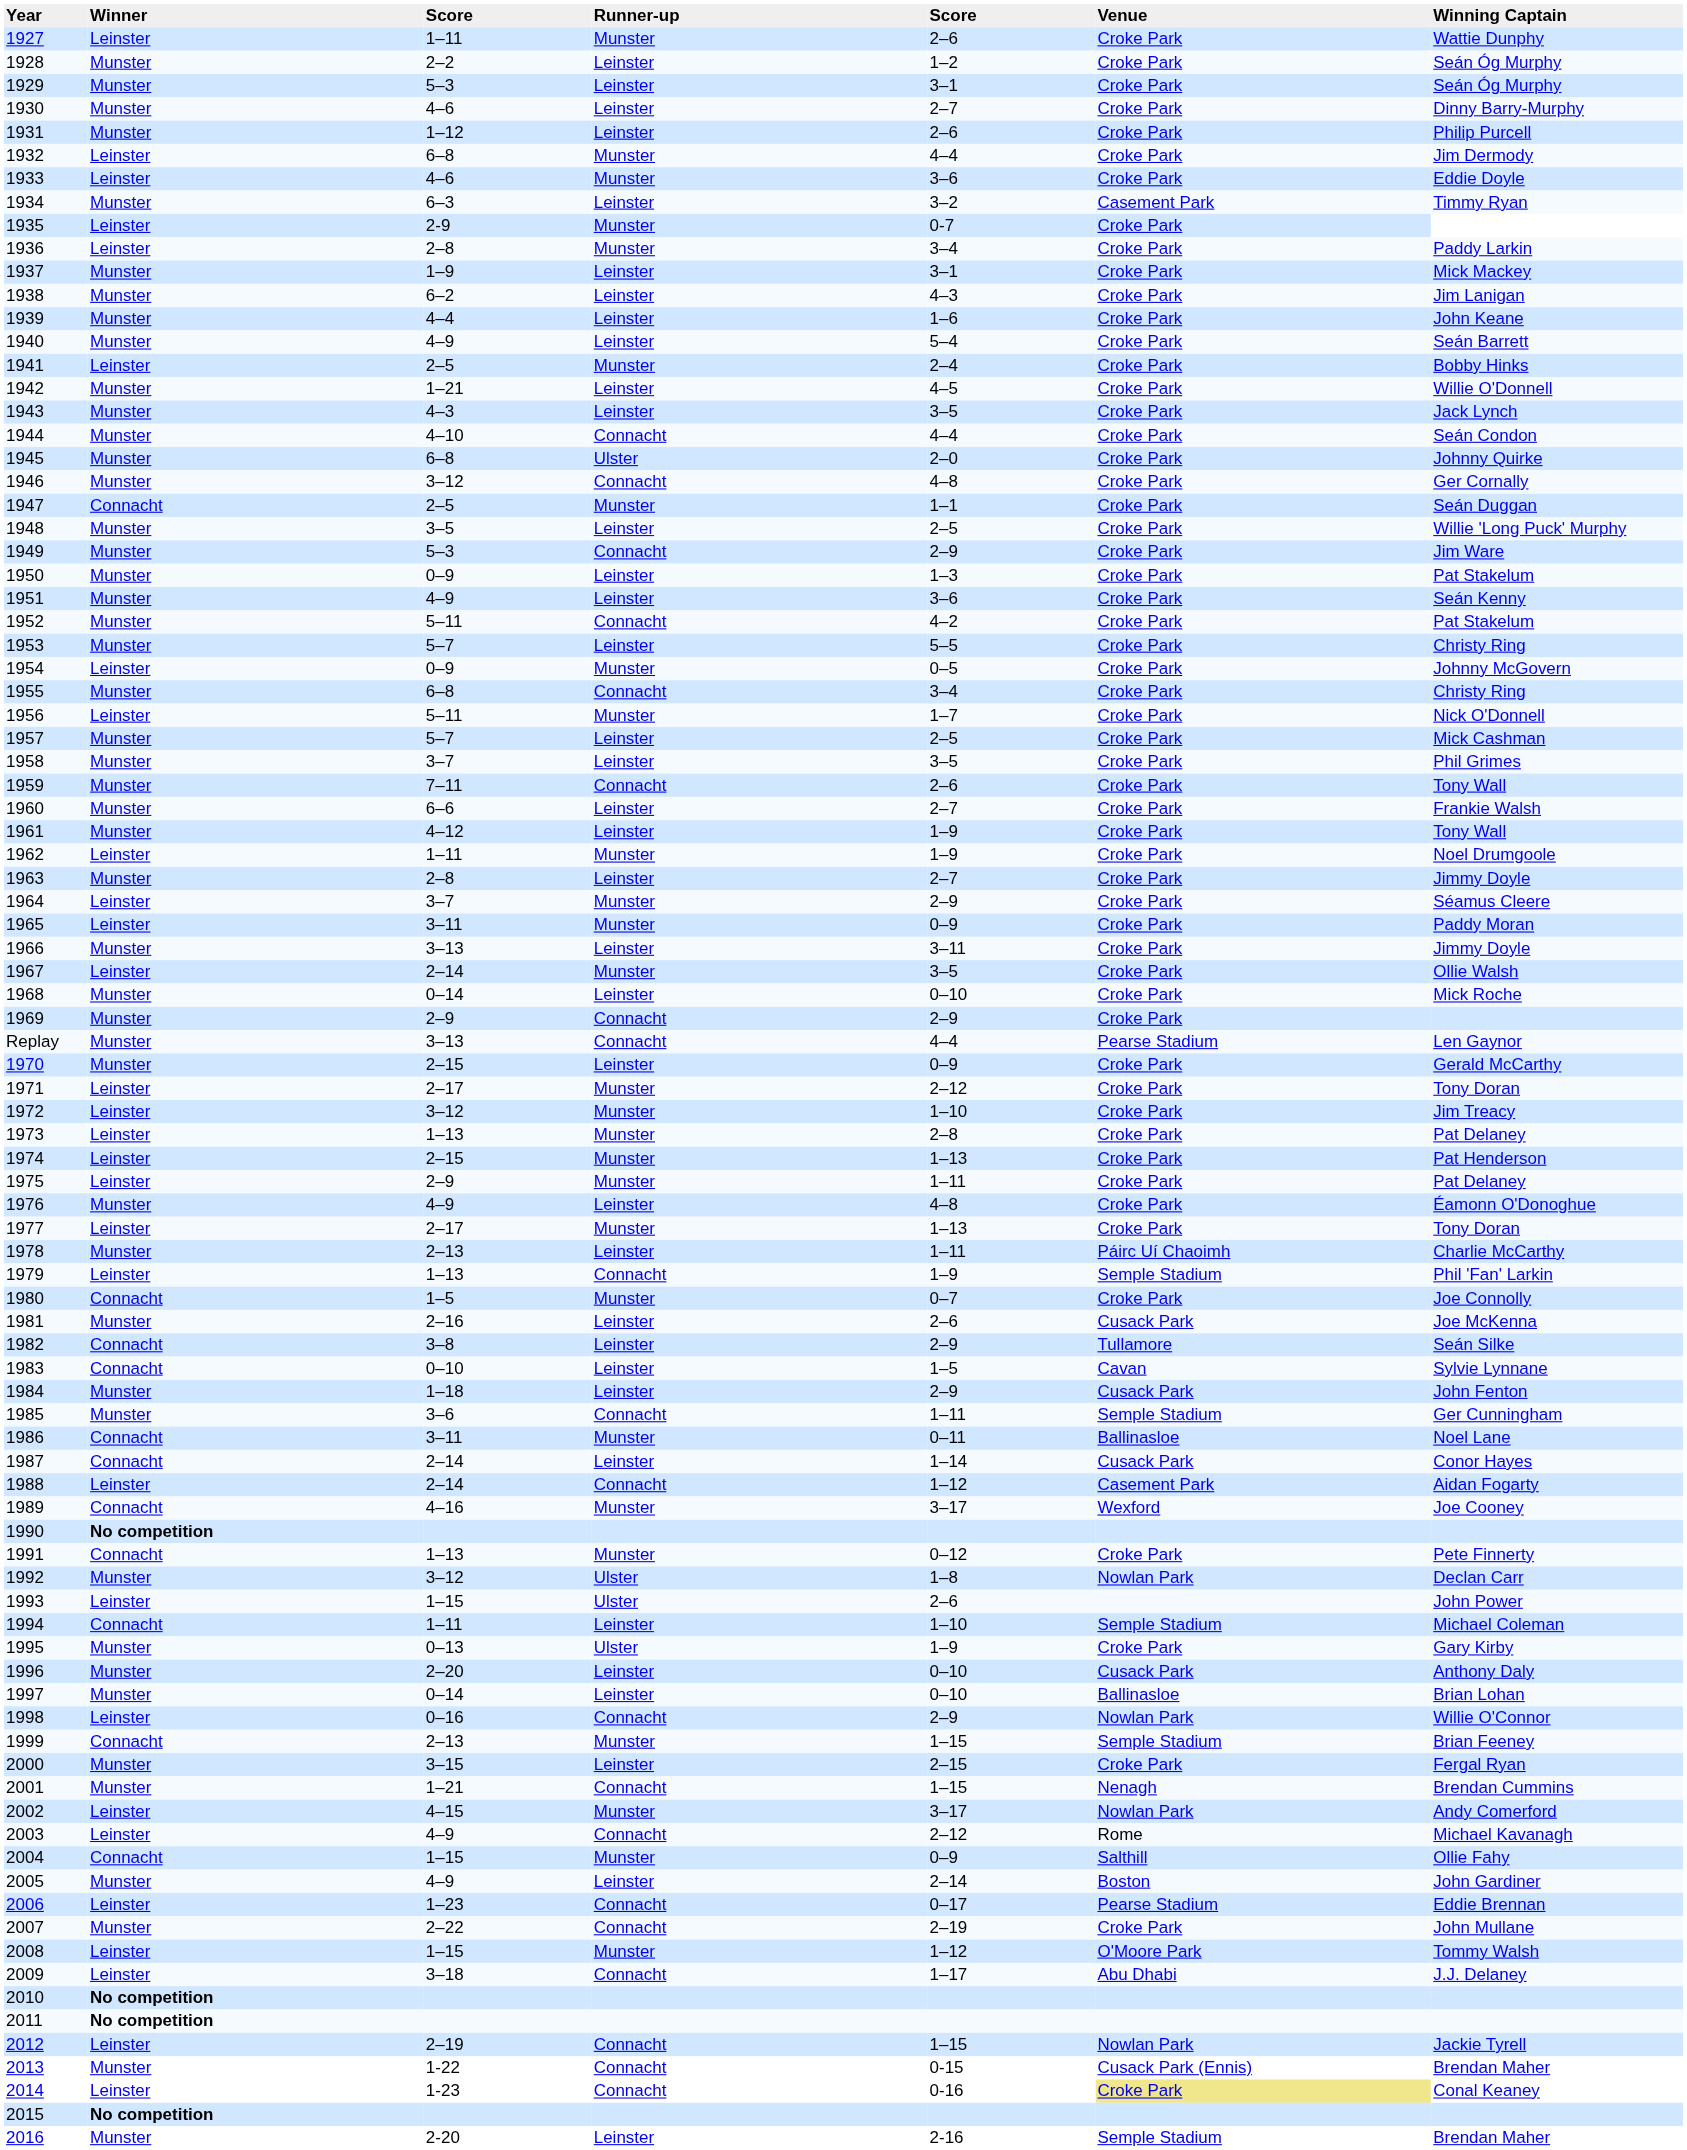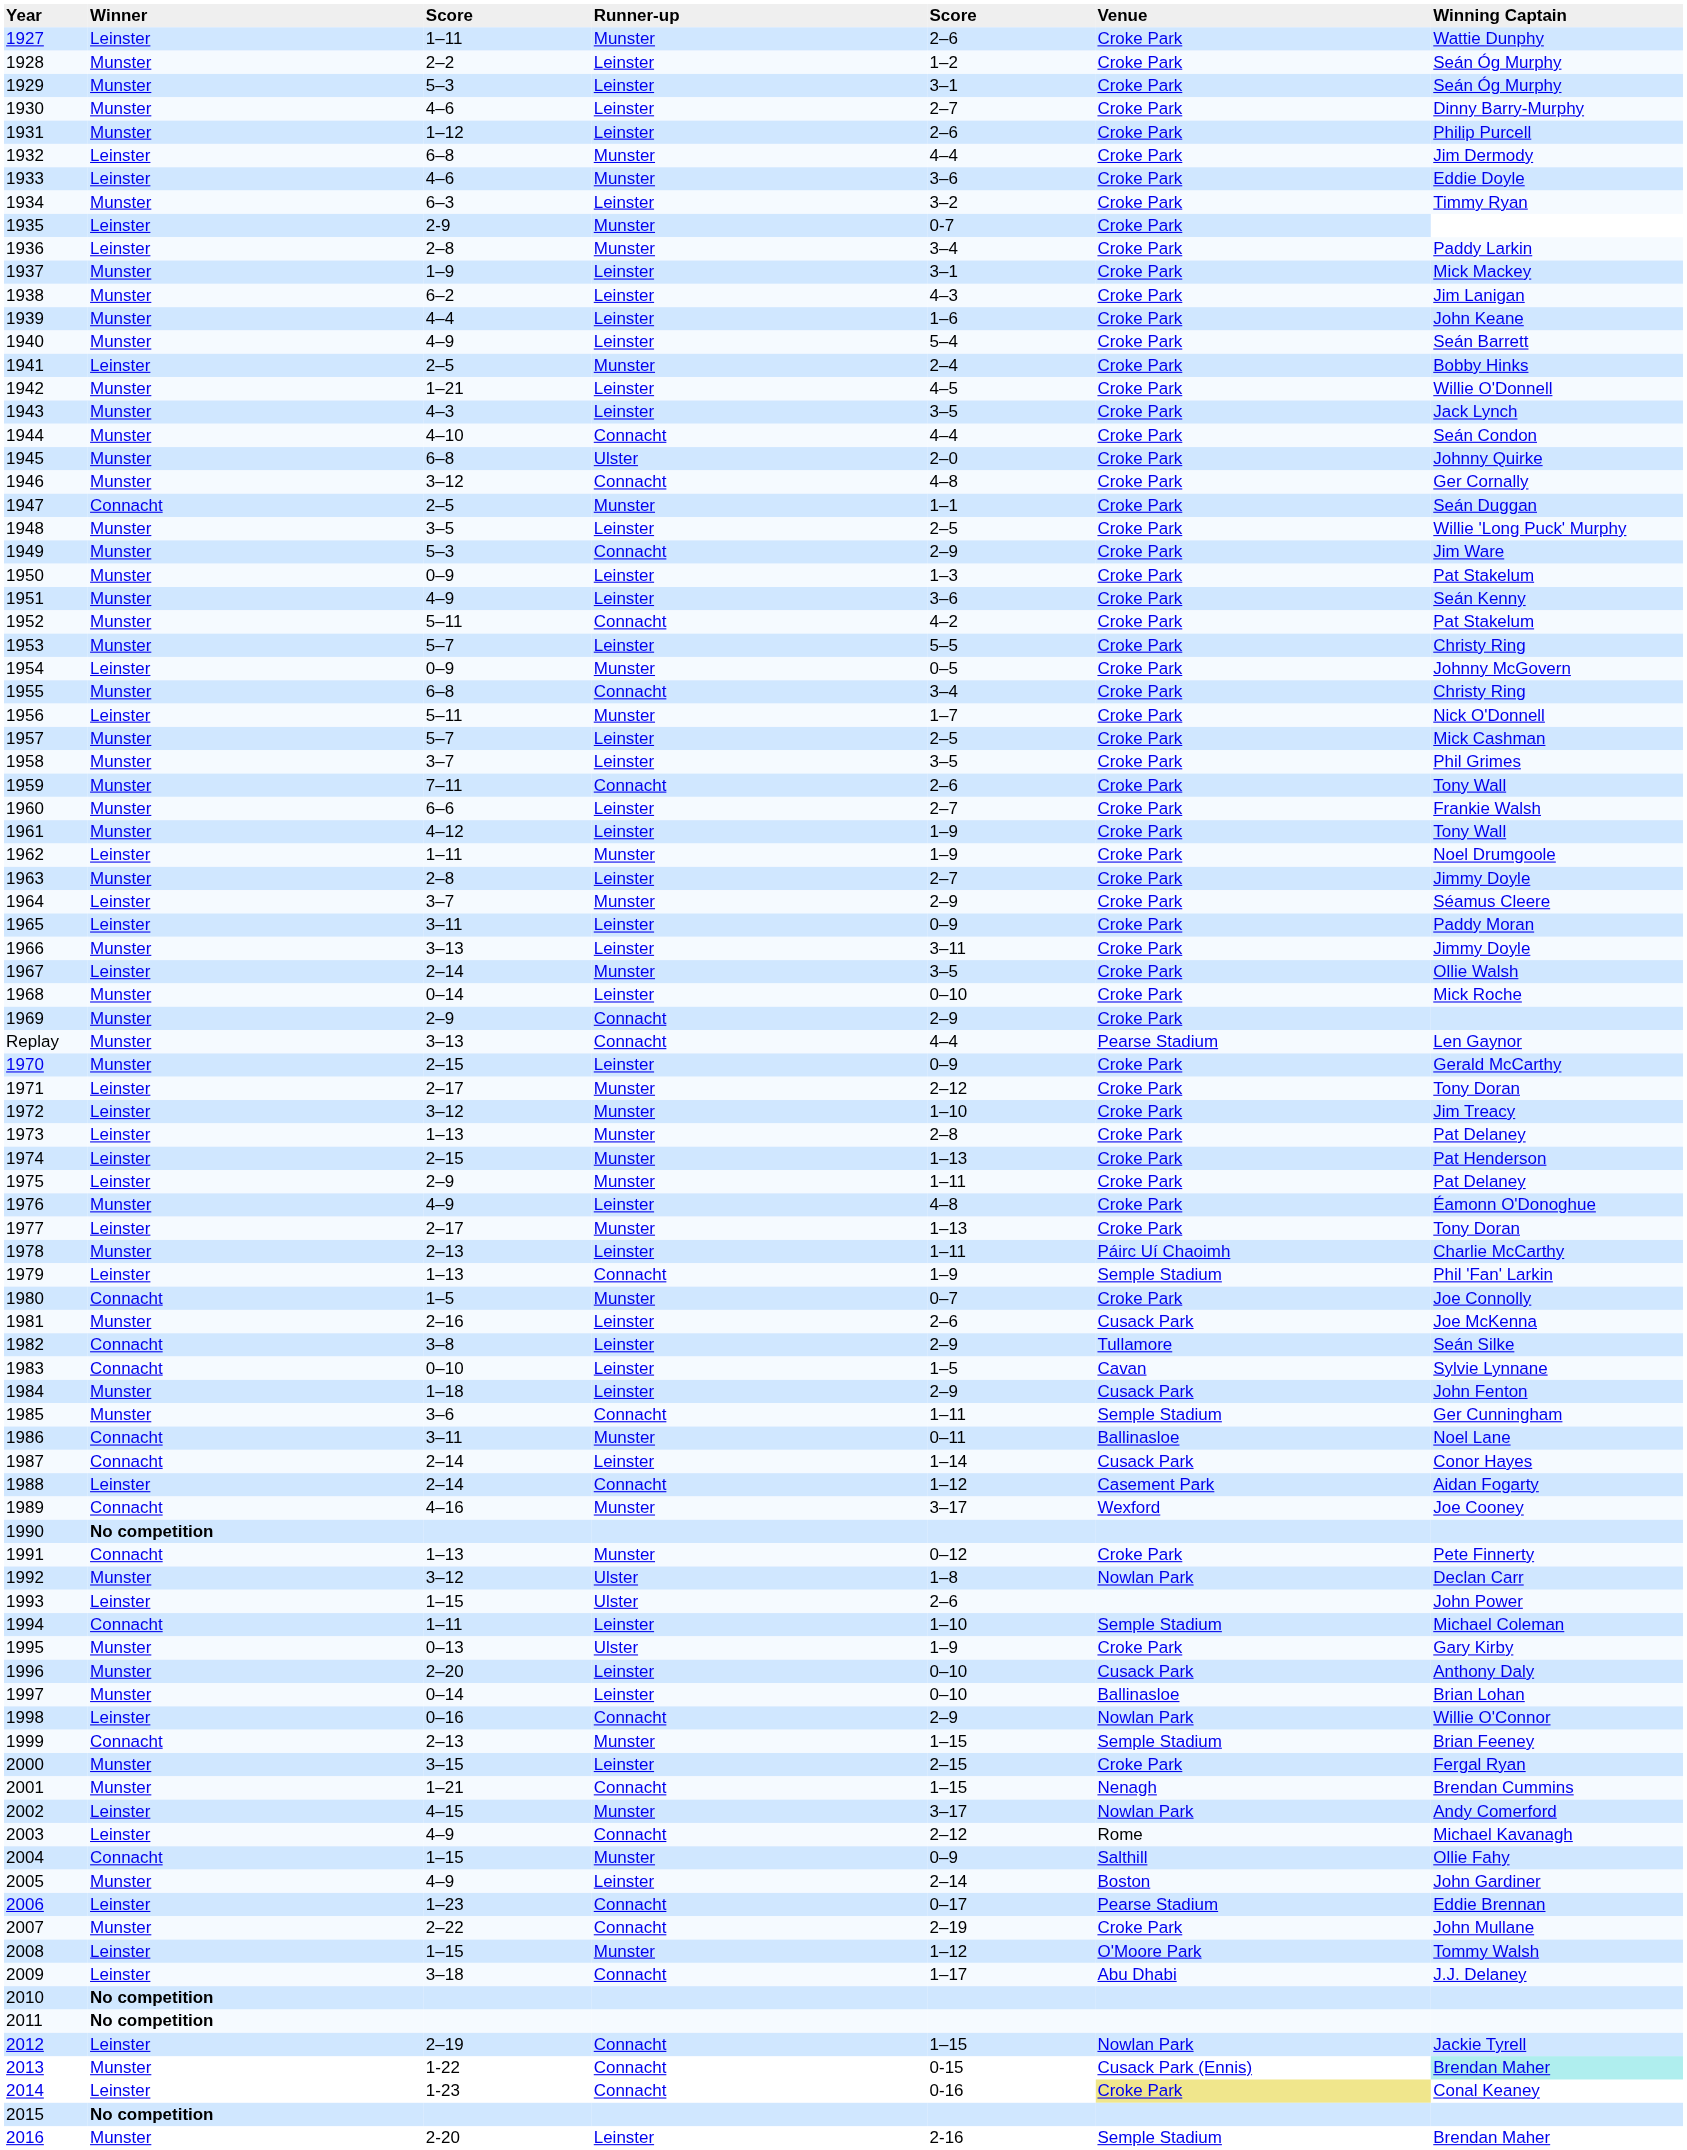(1156, 202) Casement Park -> (1140, 202) Croke Park
(624, 925) Munster -> (624, 925) Leinster
(1492, 2067) no background -> (1492, 2067) paleturquoise background
